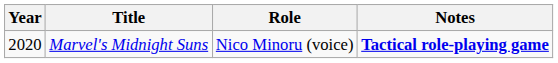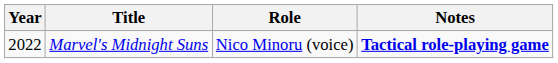(25, 44) 2020 -> (25, 44) 2022
